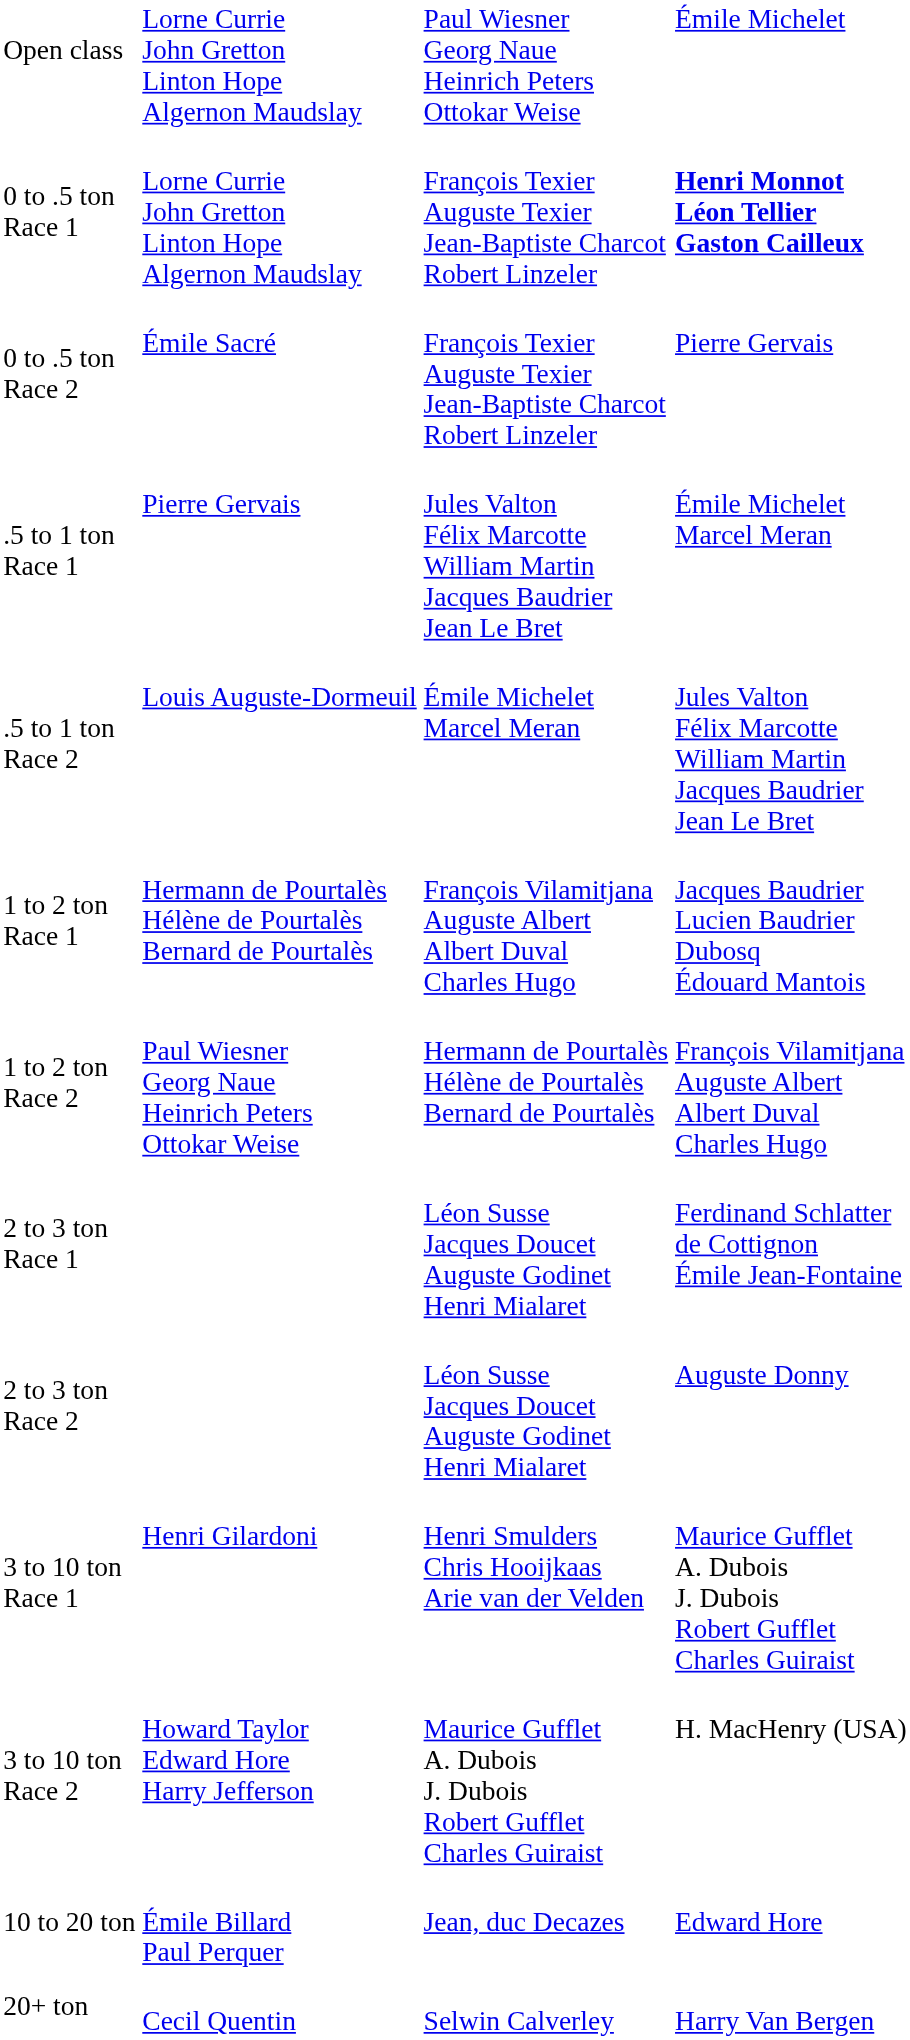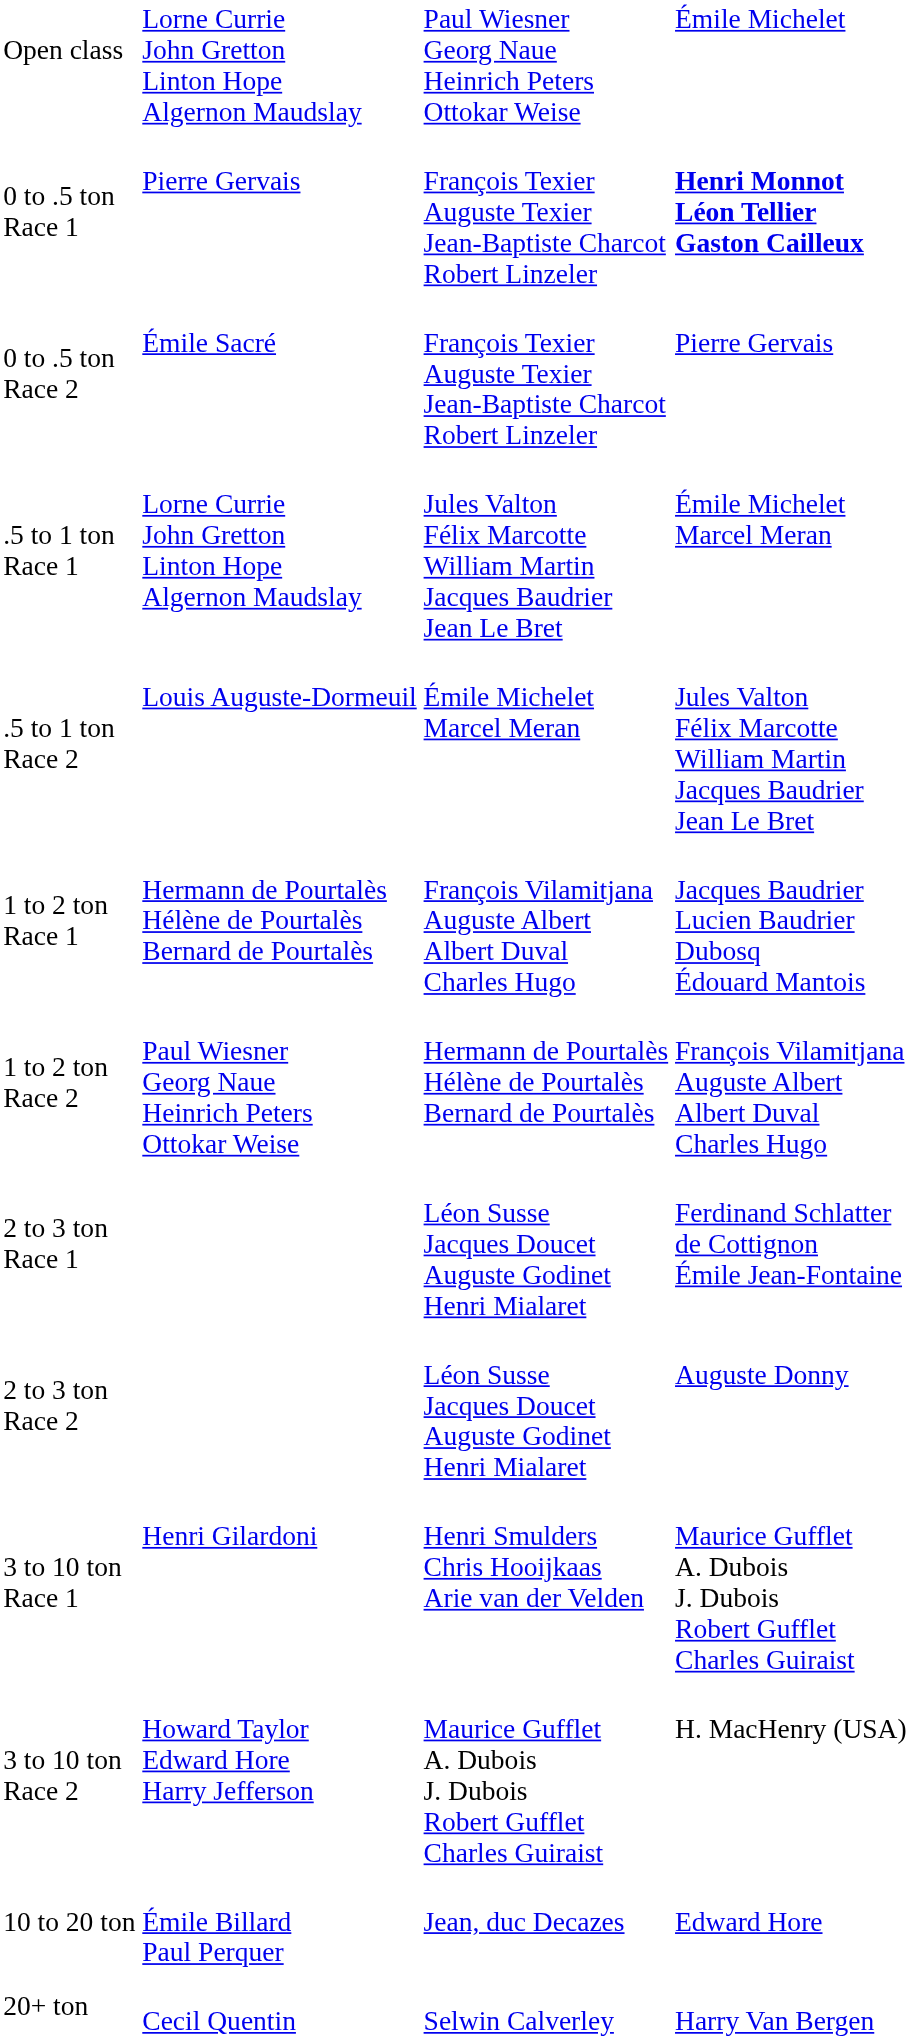(252, 227) Lorne Currie John Gretton Linton Hope Algernon Maudslay -> (221, 180) Pierre Gervais
(221, 504) Pierre Gervais -> (252, 550) Lorne Currie John Gretton Linton Hope Algernon Maudslay
